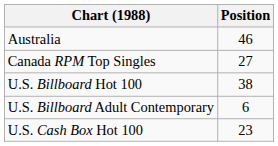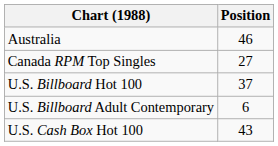(245, 84) 38 -> (245, 84) 37
(245, 130) 23 -> (245, 130) 43
